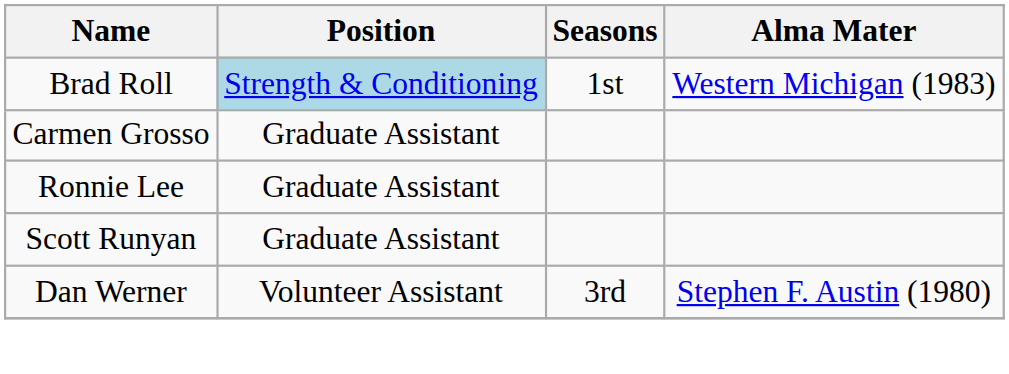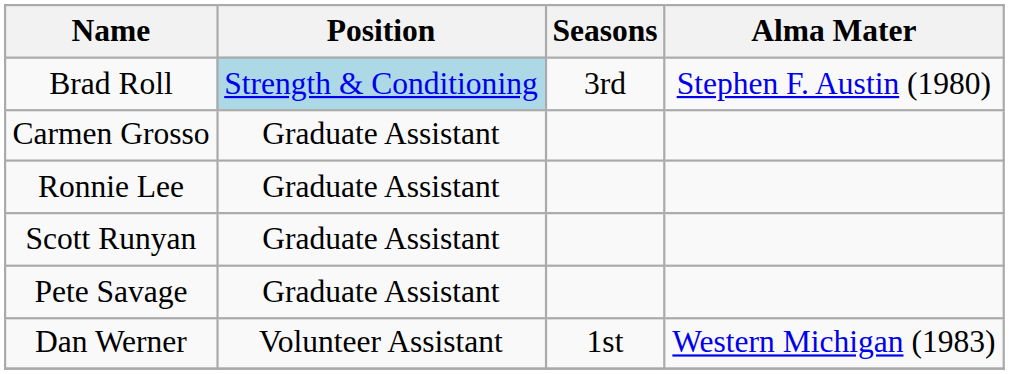(605, 82) 1st -> (605, 82) 3rd
(834, 82) Western Michigan (1983) -> (834, 82) Stephen F. Austin (1980)
+ row: (111, 290)
(605, 290) 3rd -> (605, 342) 1st
(834, 290) Stephen F. Austin (1980) -> (834, 342) Western Michigan (1983)
